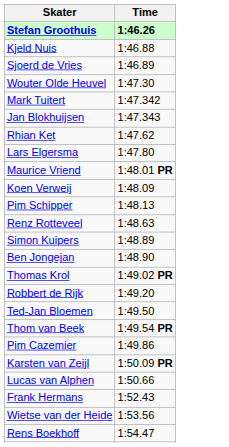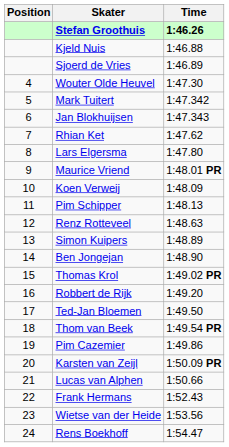+ column: (29, 13)
